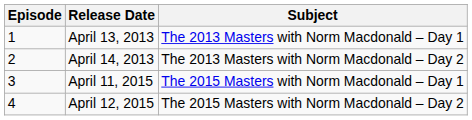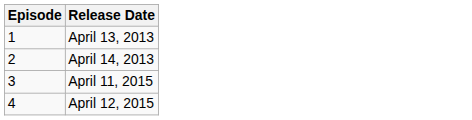- column: (313, 15)
